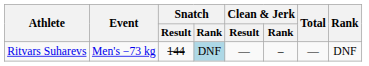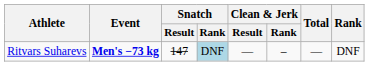(124, 51) normal -> (125, 51) bold
(176, 51) 144 -> (179, 51) 147
